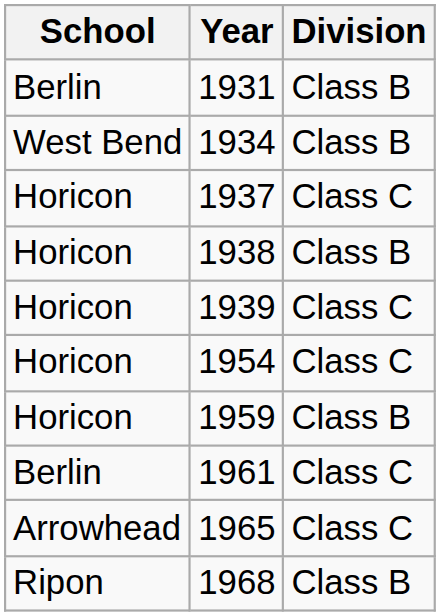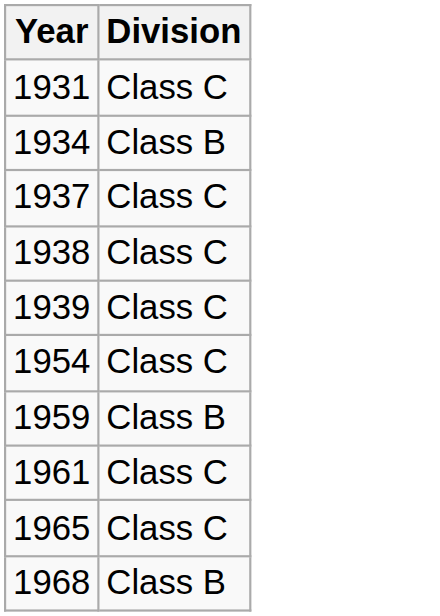- column: (98, 32)
(351, 87) Class B -> (167, 87) Class C
(351, 252) Class B -> (167, 252) Class C
